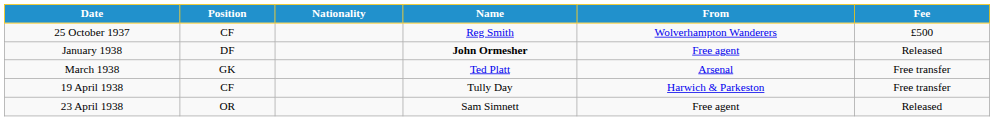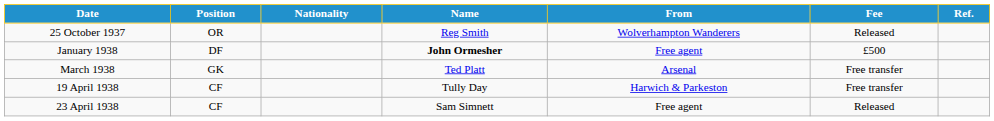+ column: (964, 14)
(227, 32) CF -> (216, 32) OR
(922, 32) £500 -> (874, 32) Released
(922, 51) Released -> (874, 51) £500
(227, 106) OR -> (216, 106) CF
